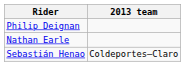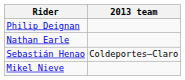+ row: (35, 68)
